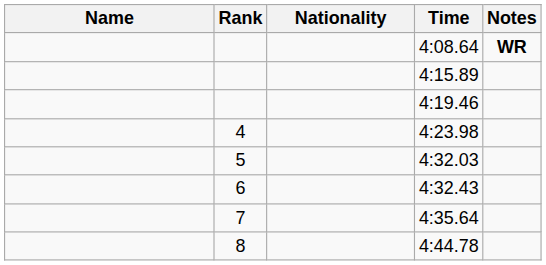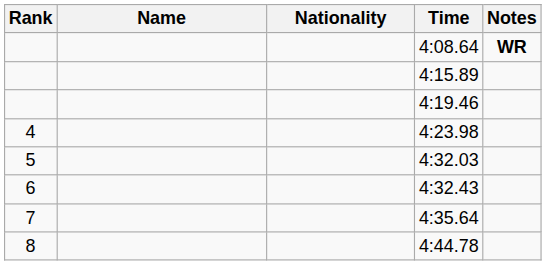columns swapped: (240, 18) <-> (109, 18)
